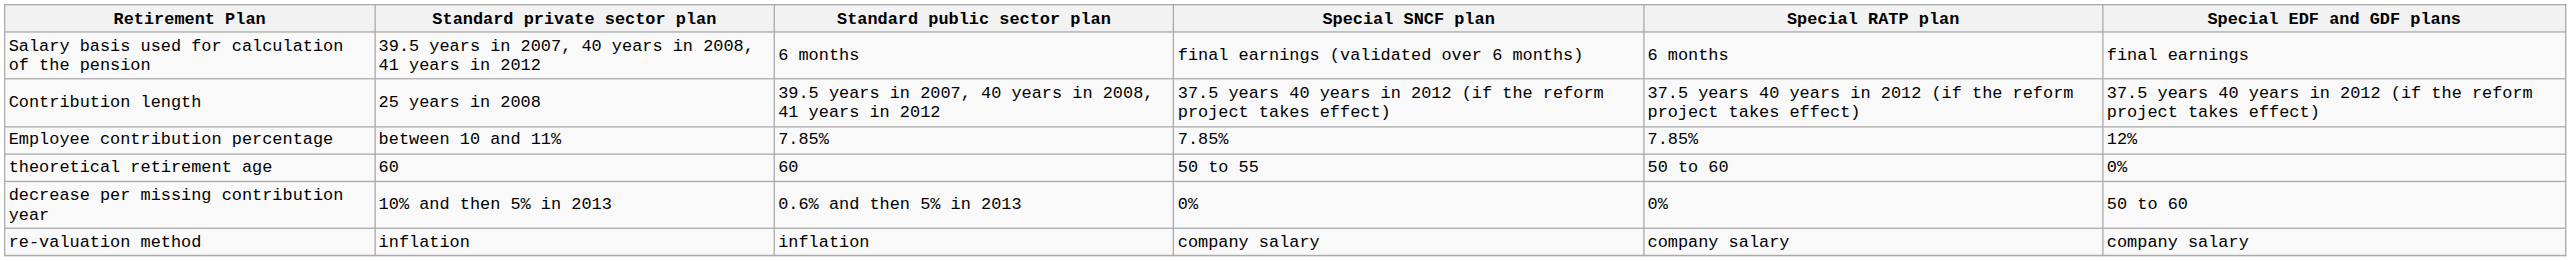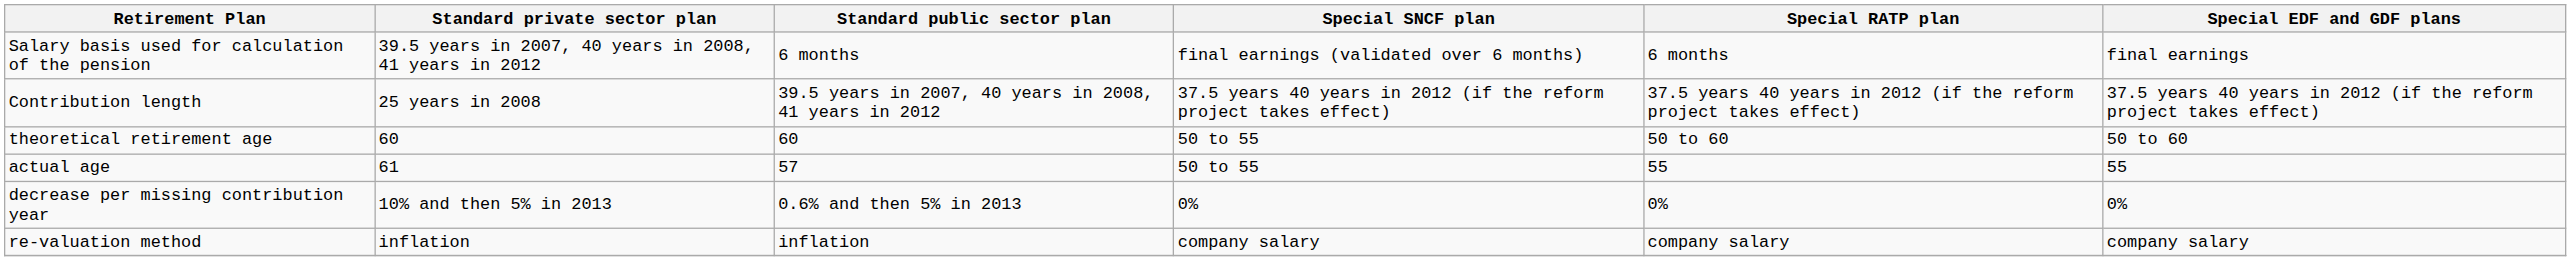- row: (171, 140)
(2117, 168) 0% -> (2147, 140) 50 to 60
+ row: (59, 168)
(2147, 205) 50 to 60 -> (2117, 205) 0%
